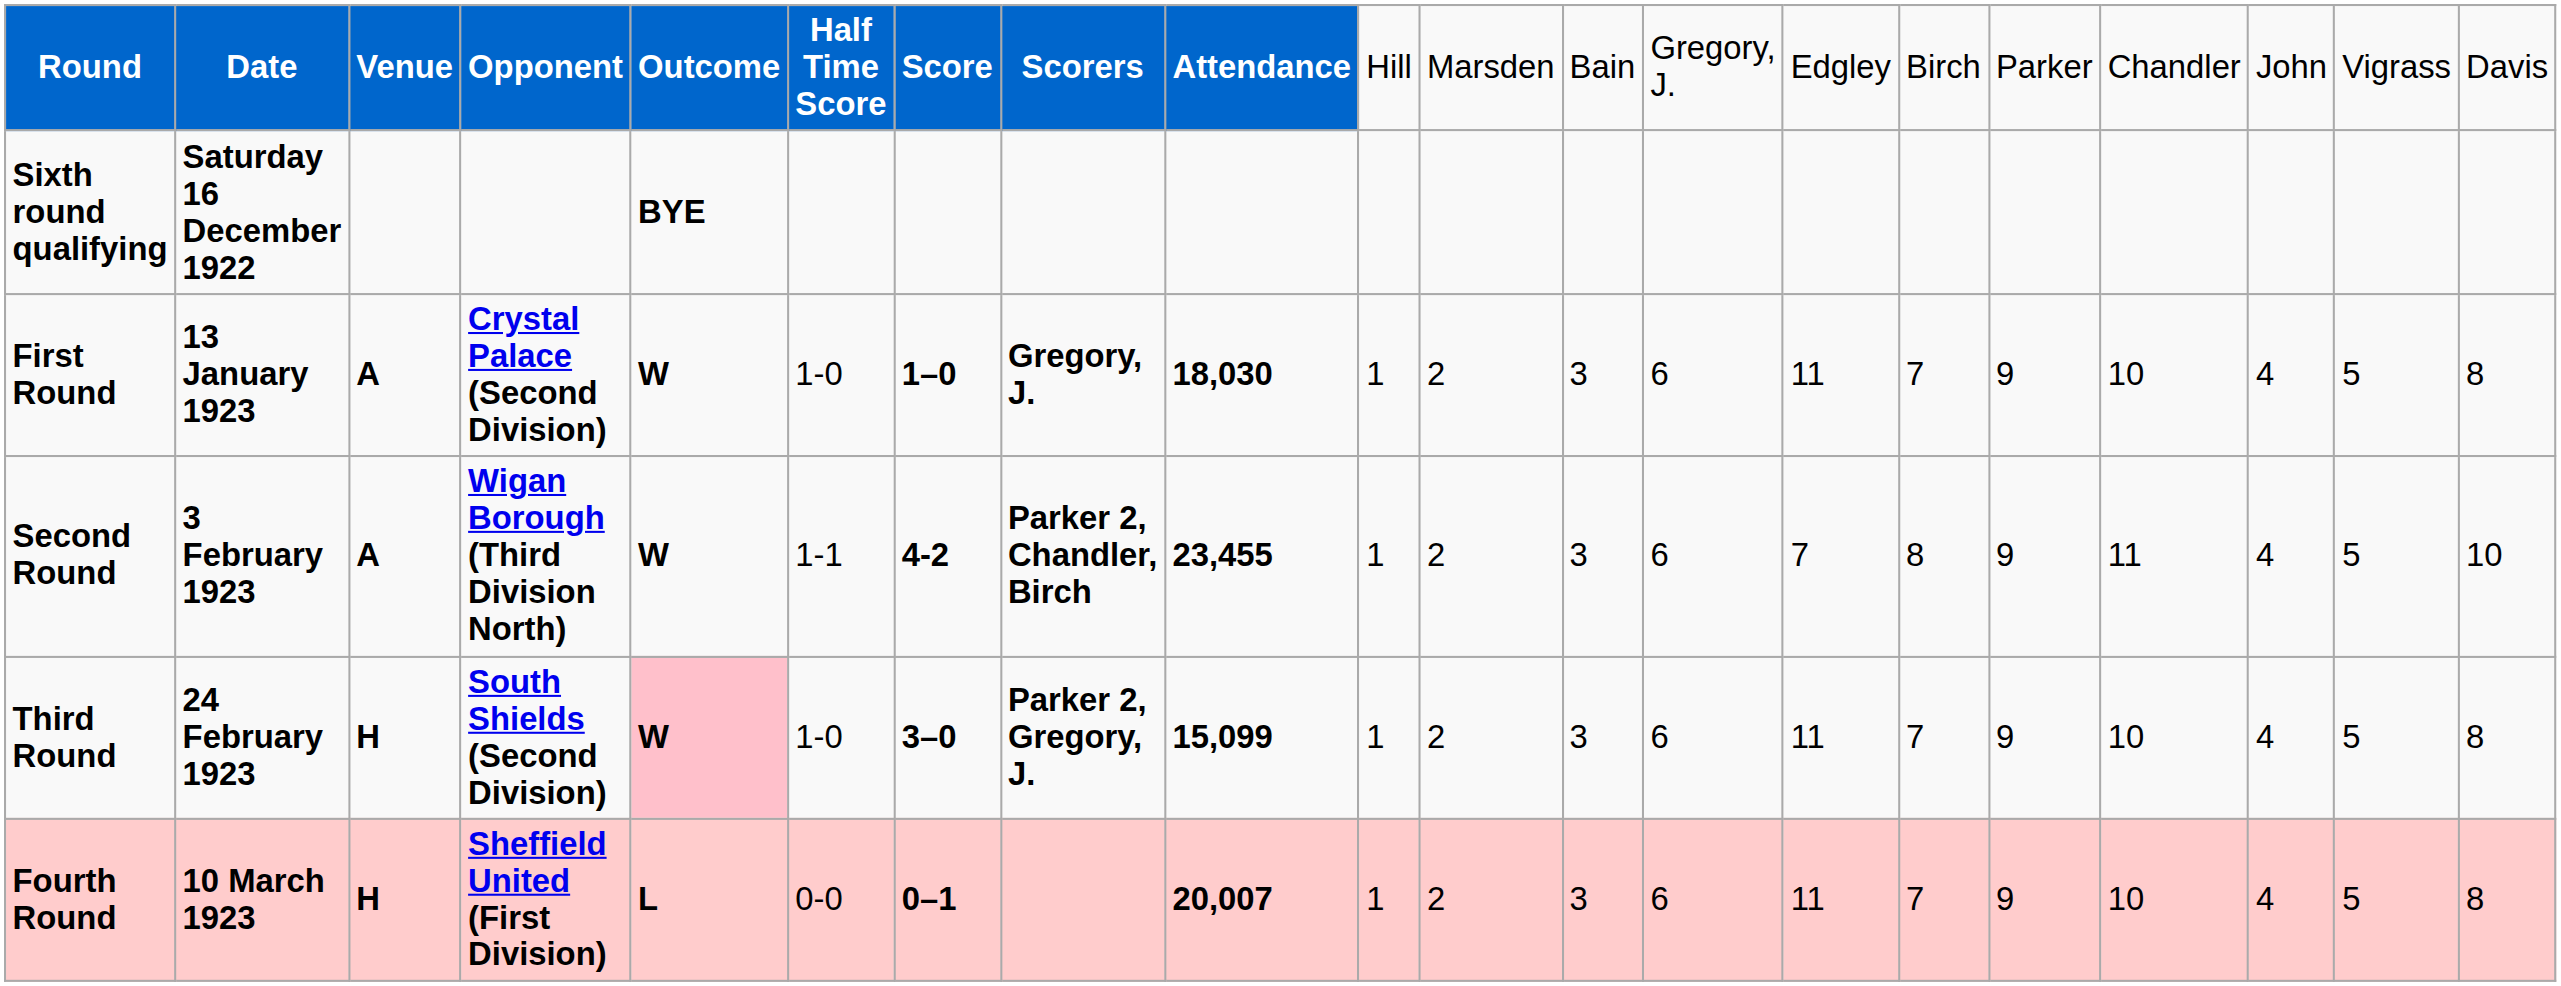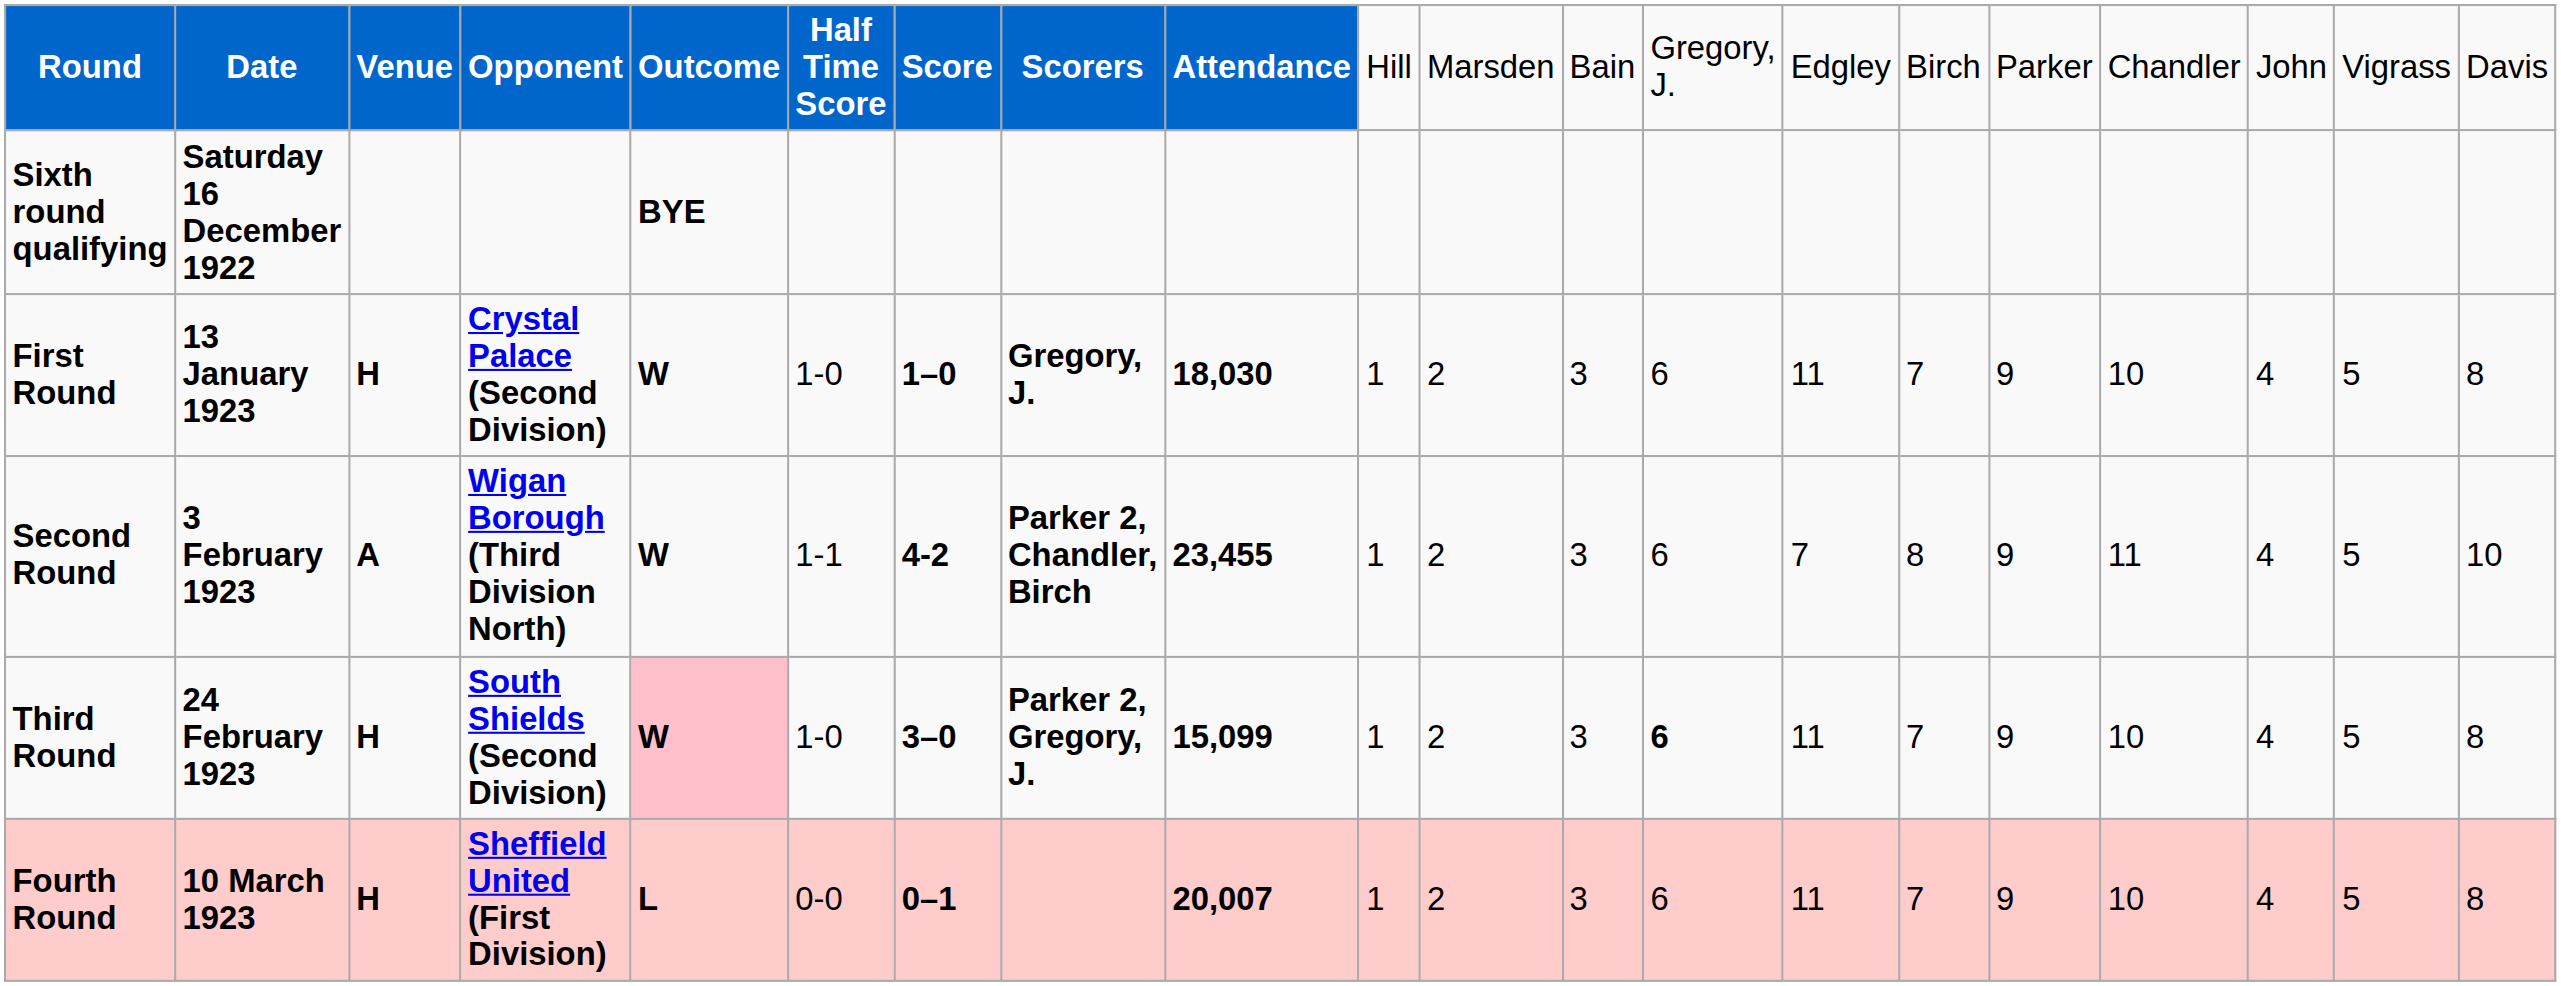(368, 374) A -> (368, 374) H
(1660, 736) normal -> (1660, 736) bold
